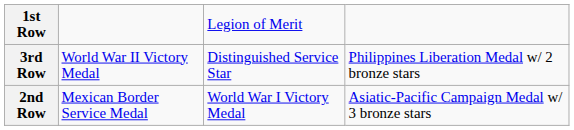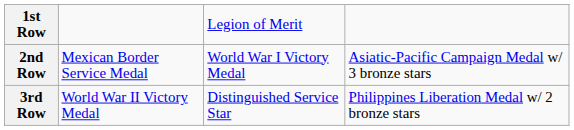rows swapped: (31, 105) <-> (31, 65)
